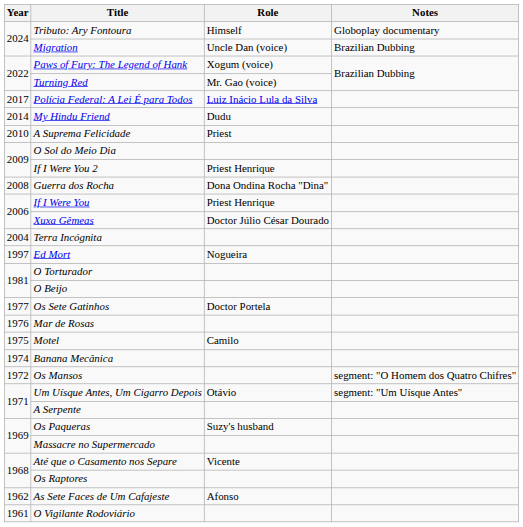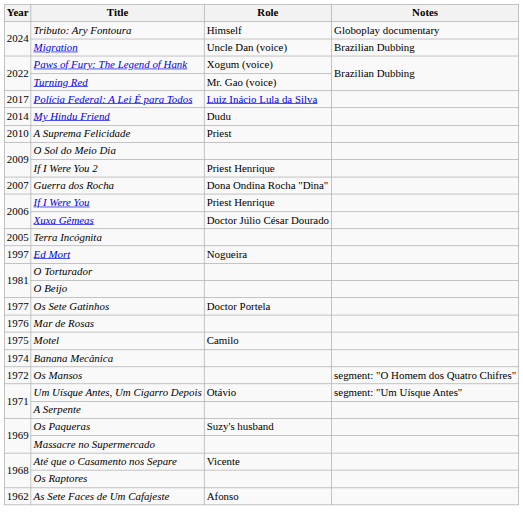(18, 185) 2008 -> (18, 185) 2007
(18, 237) 2004 -> (18, 237) 2005
- row: (84, 513)
